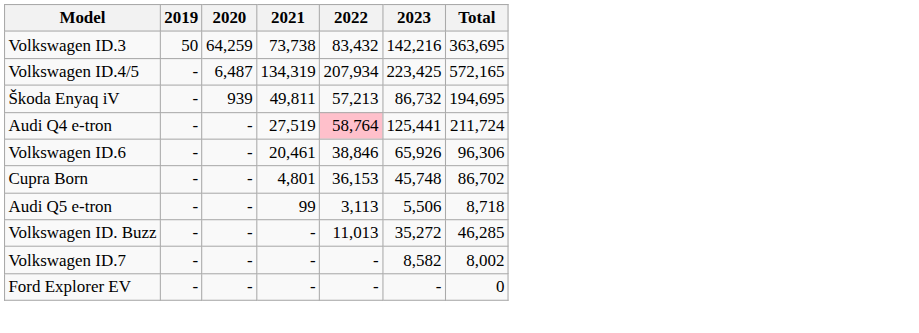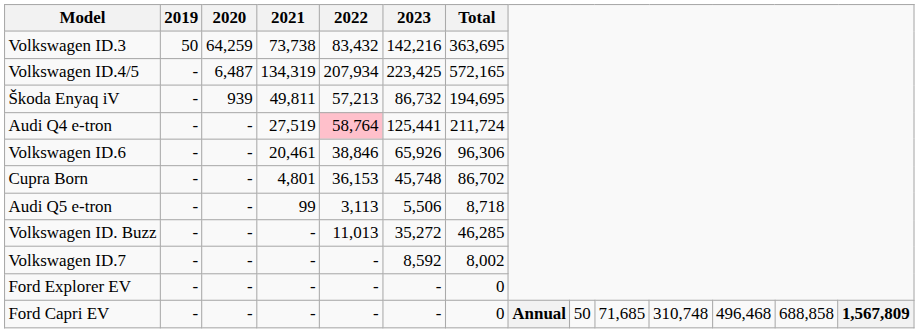(422, 260) 8,582 -> (422, 260) 8,592
+ row: (59, 313)
